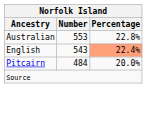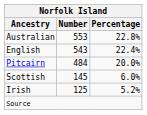(128, 50) lightsalmon background -> (128, 50) no background
+ row: (26, 77)
+ row: (18, 90)
